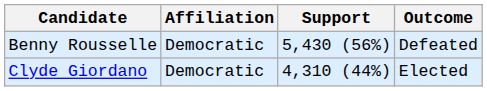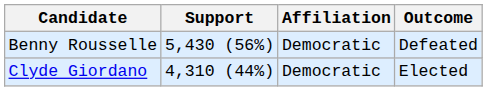columns swapped: (220, 18) <-> (336, 18)
